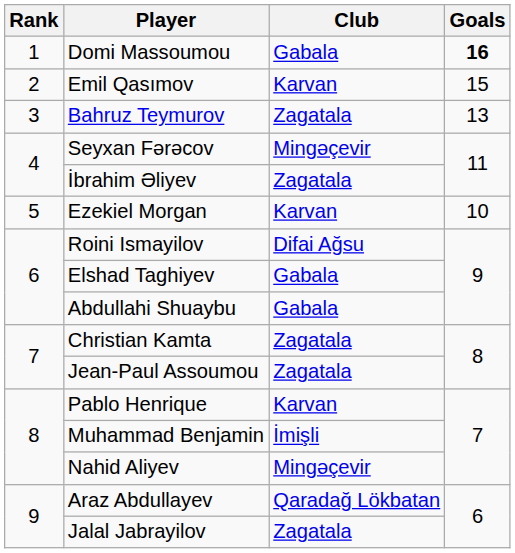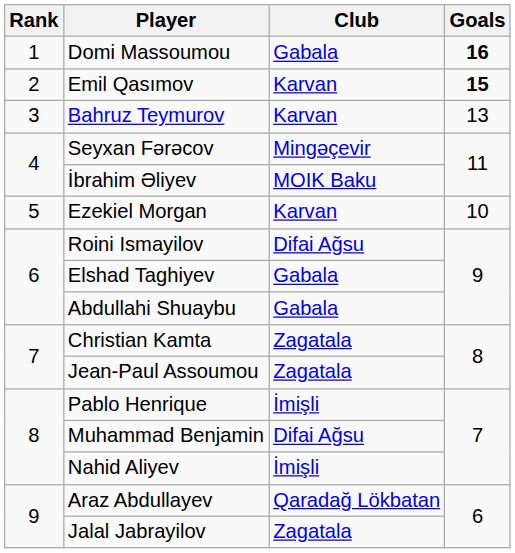(478, 84) normal -> (478, 84) bold
(312, 116) Zagatala -> (305, 116) Karvan
(312, 180) Zagatala -> (325, 180) MOIK Baku
(305, 404) Karvan -> (296, 404) İmişli
(296, 436) İmişli -> (319, 436) Difai Ağsu
(322, 468) Mingəçevir -> (296, 468) İmişli
